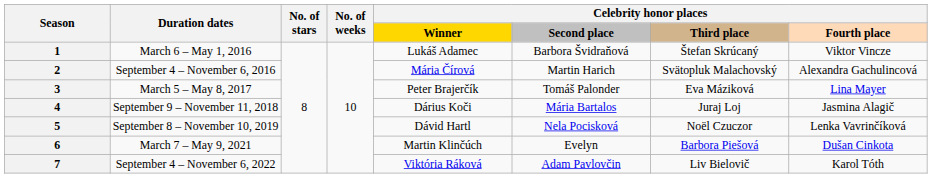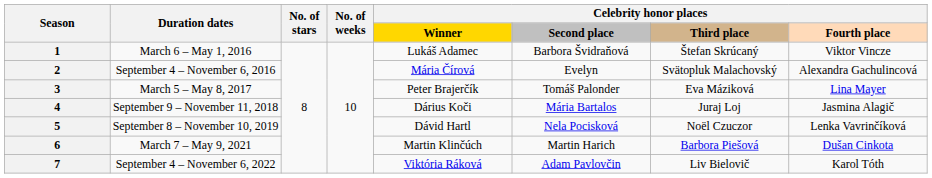(581, 70) Martin Harich -> (581, 70) Evelyn
(581, 145) Evelyn -> (581, 145) Martin Harich
